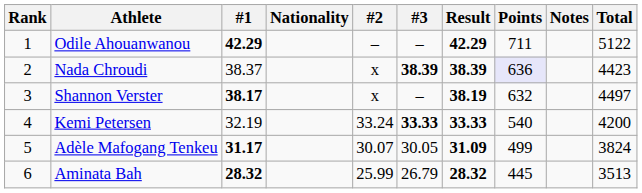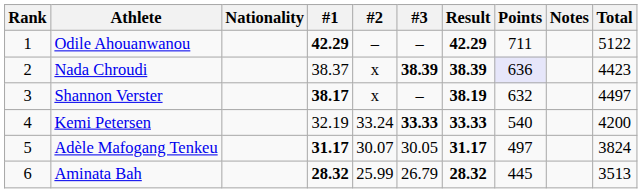columns swapped: (309, 17) <-> (244, 17)
(468, 148) 31.09 -> (468, 148) 31.17
(520, 148) 499 -> (520, 148) 497
